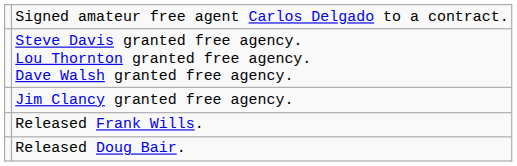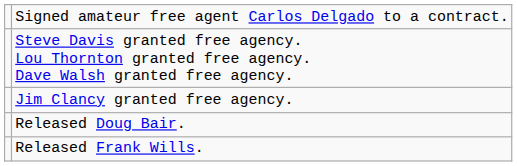rows swapped: (109, 124) <-> (100, 149)
